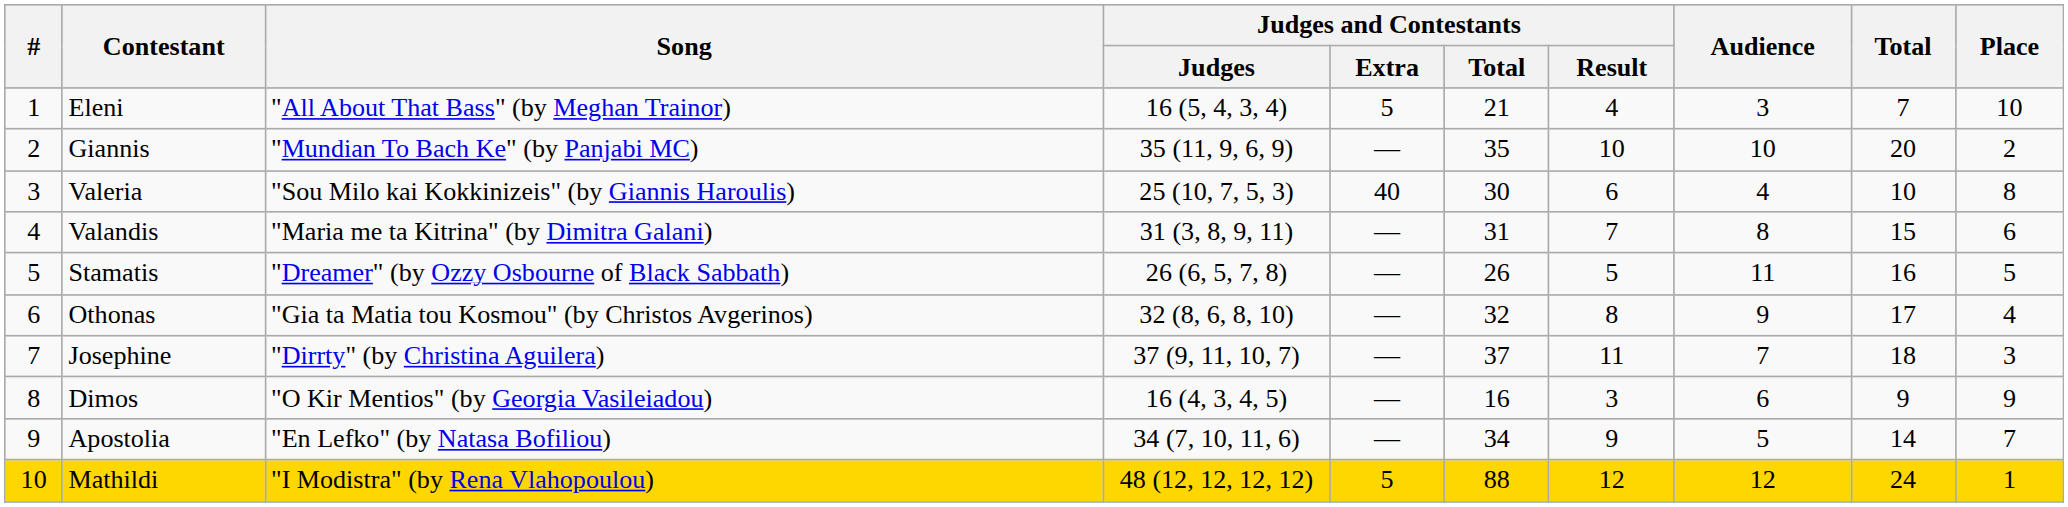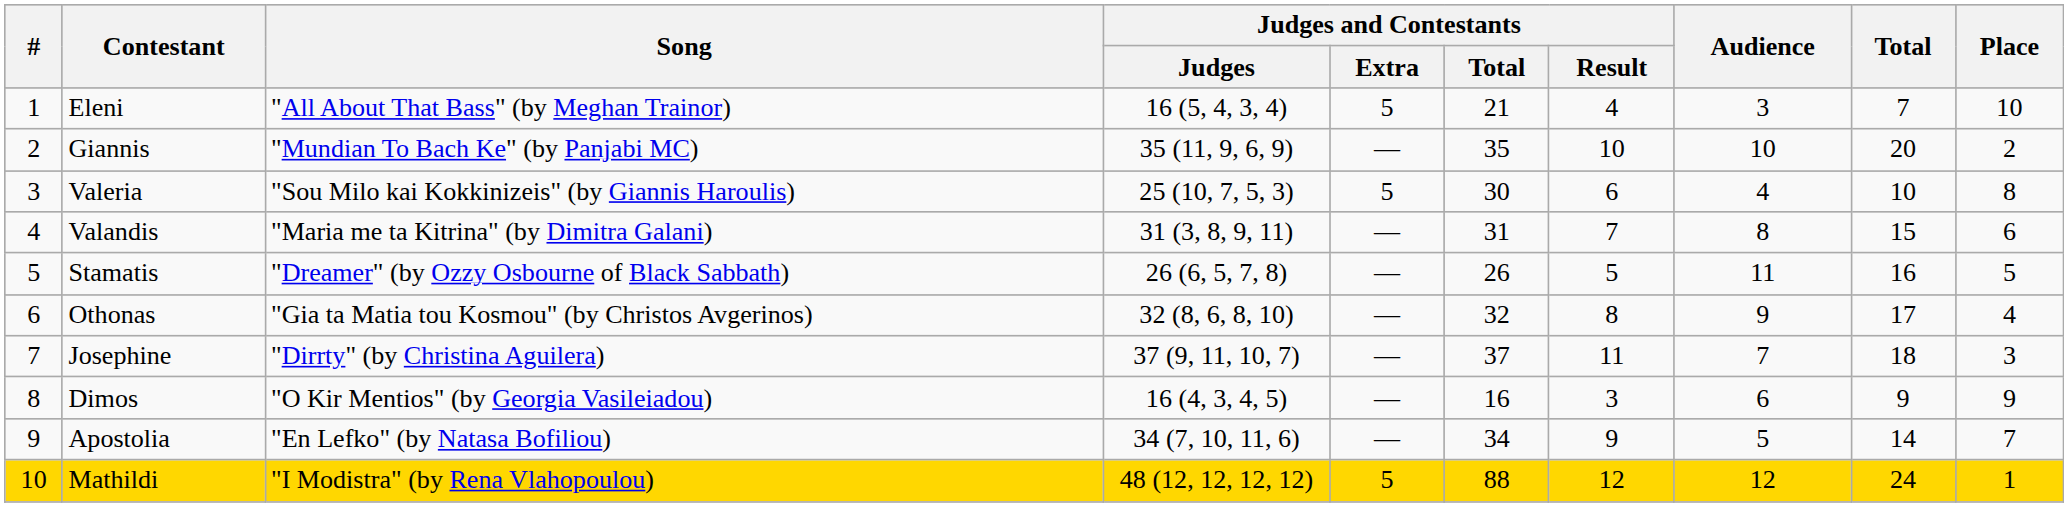(1387, 190) 40 -> (1387, 190) 5
